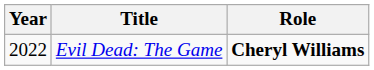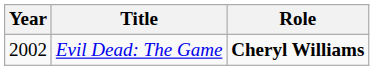(28, 49) 2022 -> (28, 49) 2002
